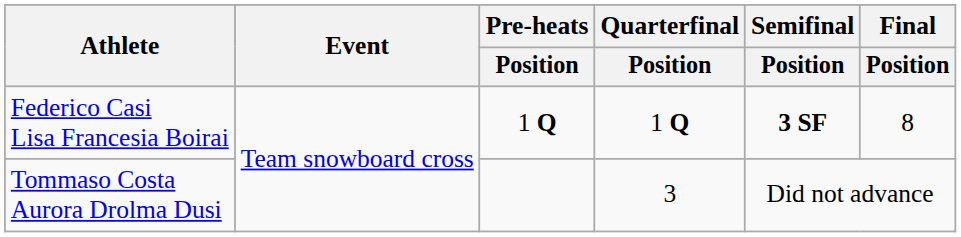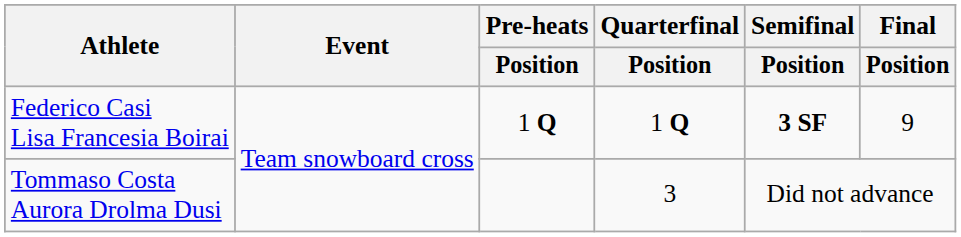(908, 122) 8 -> (908, 122) 9
